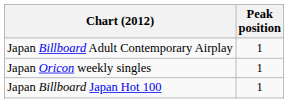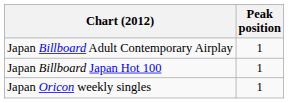rows swapped: (84, 87) <-> (79, 68)
